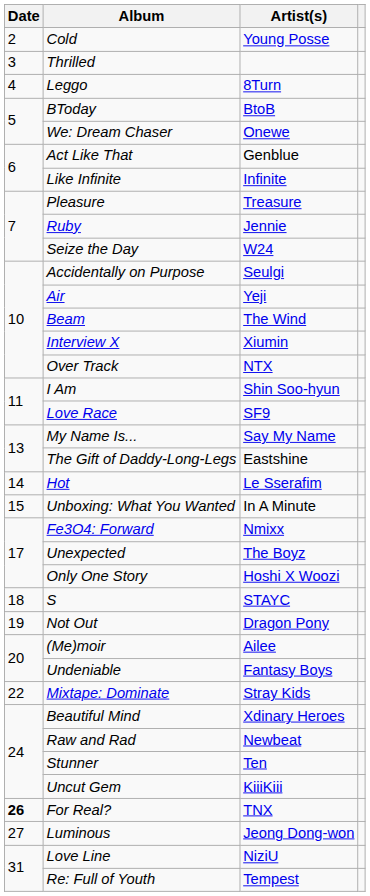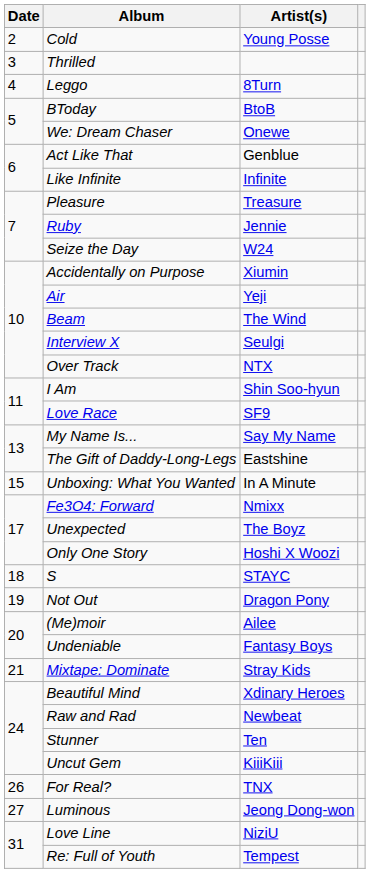(264, 272) Seulgi -> (266, 272) Xiumin
(266, 343) Xiumin -> (264, 343) Seulgi
- row: (58, 483)
(16, 693) 22 -> (16, 669) 21
(16, 809) bold -> (16, 786) normal
